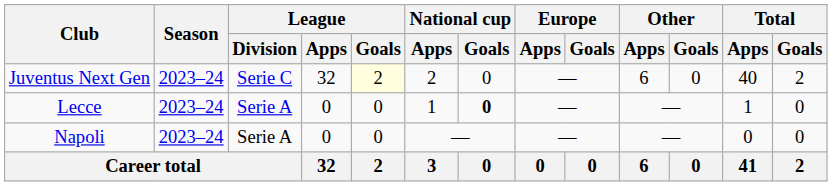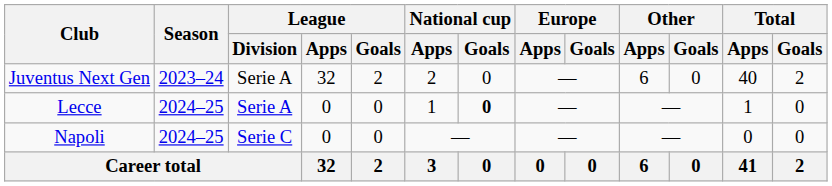(265, 78) Serie C -> (265, 78) Serie A
(378, 78) lightyellow background -> (378, 78) no background
(191, 107) 2023–24 -> (191, 107) 2024–25
(191, 136) 2023–24 -> (191, 136) 2024–25
(265, 136) Serie A -> (265, 136) Serie C
